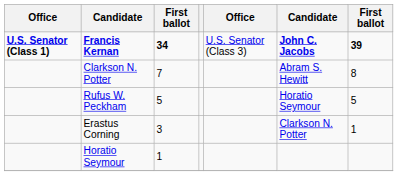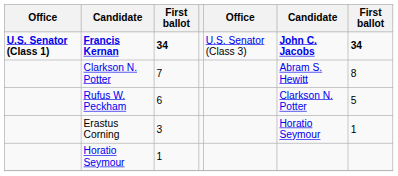(356, 46) 39 -> (356, 46) 34
(159, 101) 5 -> (159, 101) 6
(300, 101) Horatio Seymour -> (306, 101) Clarkson N. Potter
(306, 129) Clarkson N. Potter -> (300, 129) Horatio Seymour
